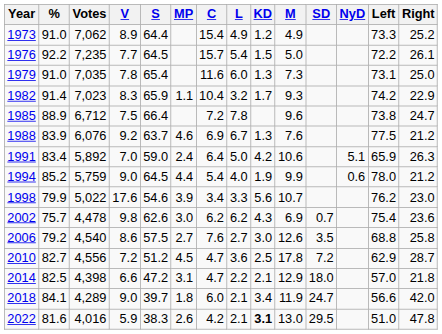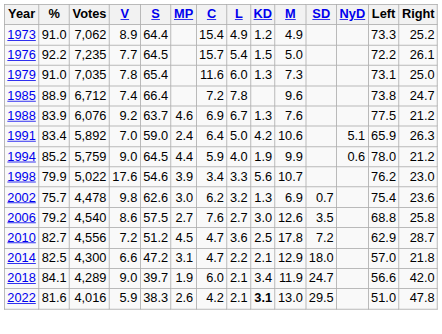- row: (22, 95)
(128, 116) 7.5 -> (128, 95) 7.4
(215, 177) 5.4 -> (215, 156) 5.9
(239, 217) 6.2 -> (239, 197) 3.2
(263, 217) 4.3 -> (263, 197) 1.3
(90, 278) 4,398 -> (90, 258) 4,300
(184, 298) 1.8 -> (184, 278) 1.9
